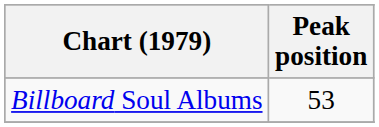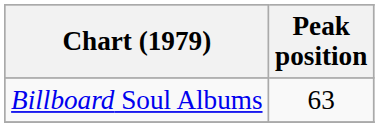(321, 99) 53 -> (321, 99) 63
